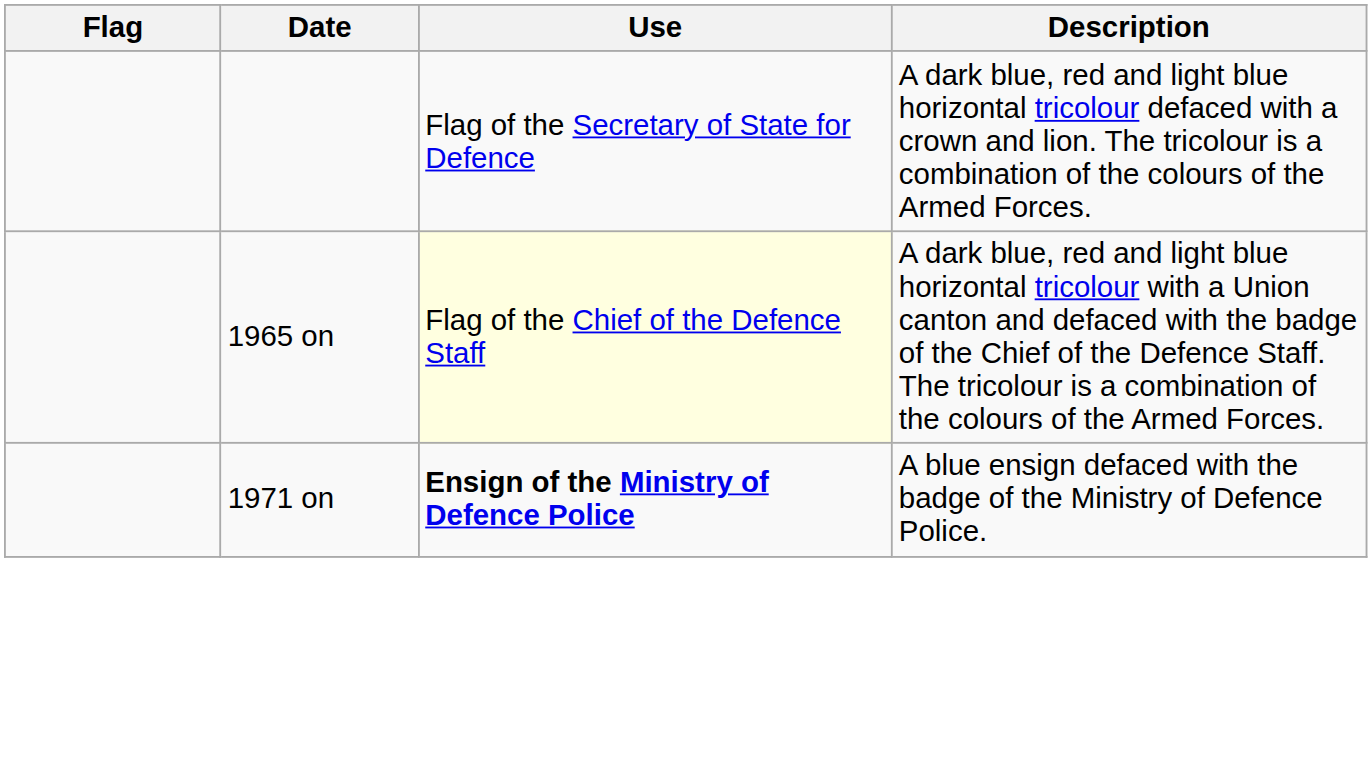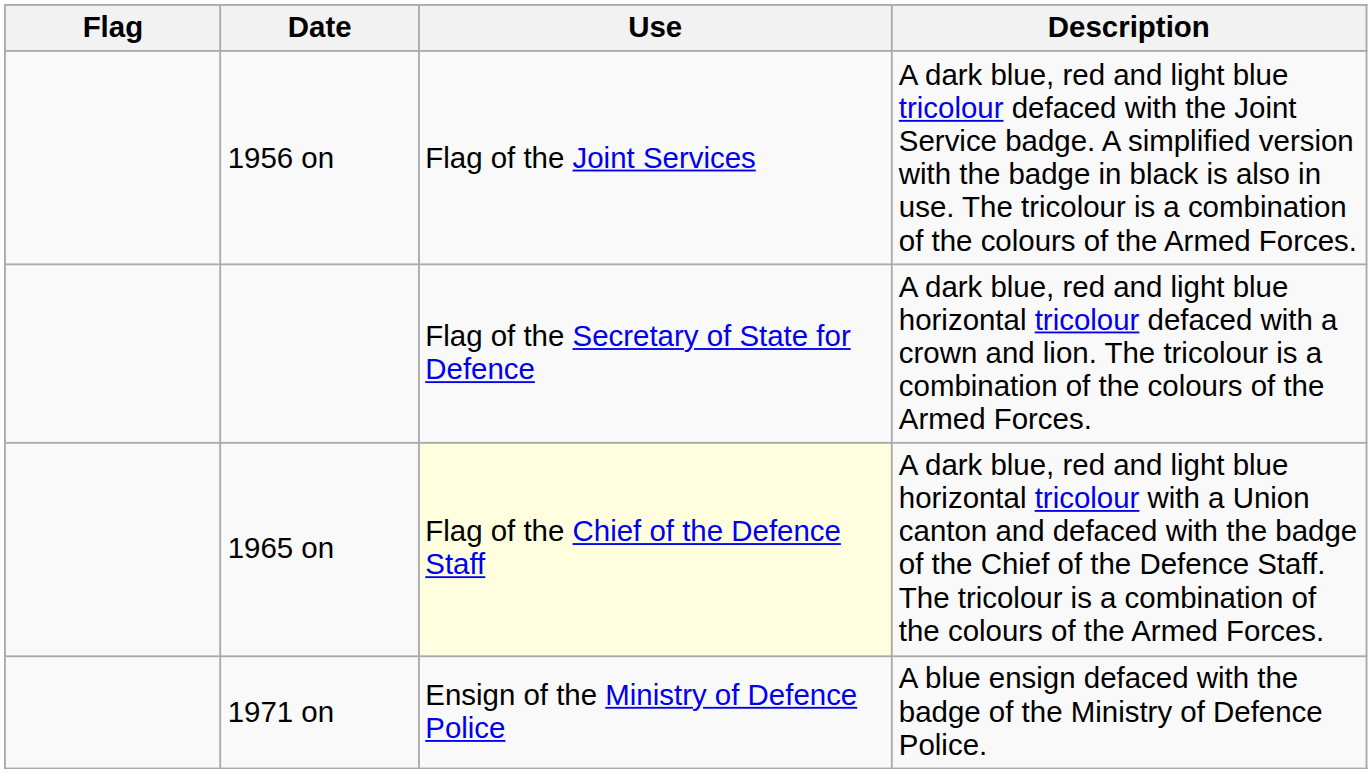+ row: (281, 157)
(597, 499) bold -> (641, 711) normal
